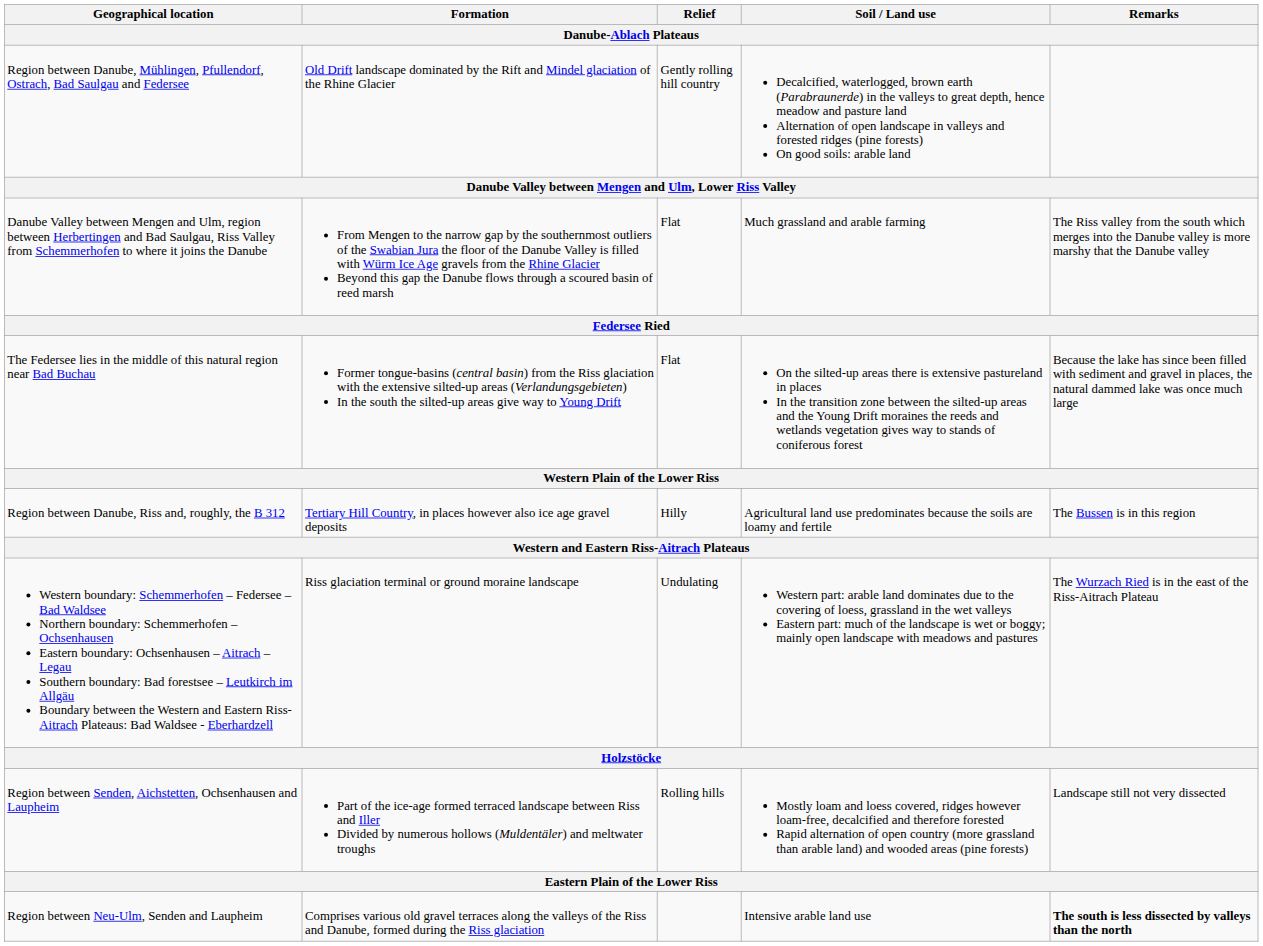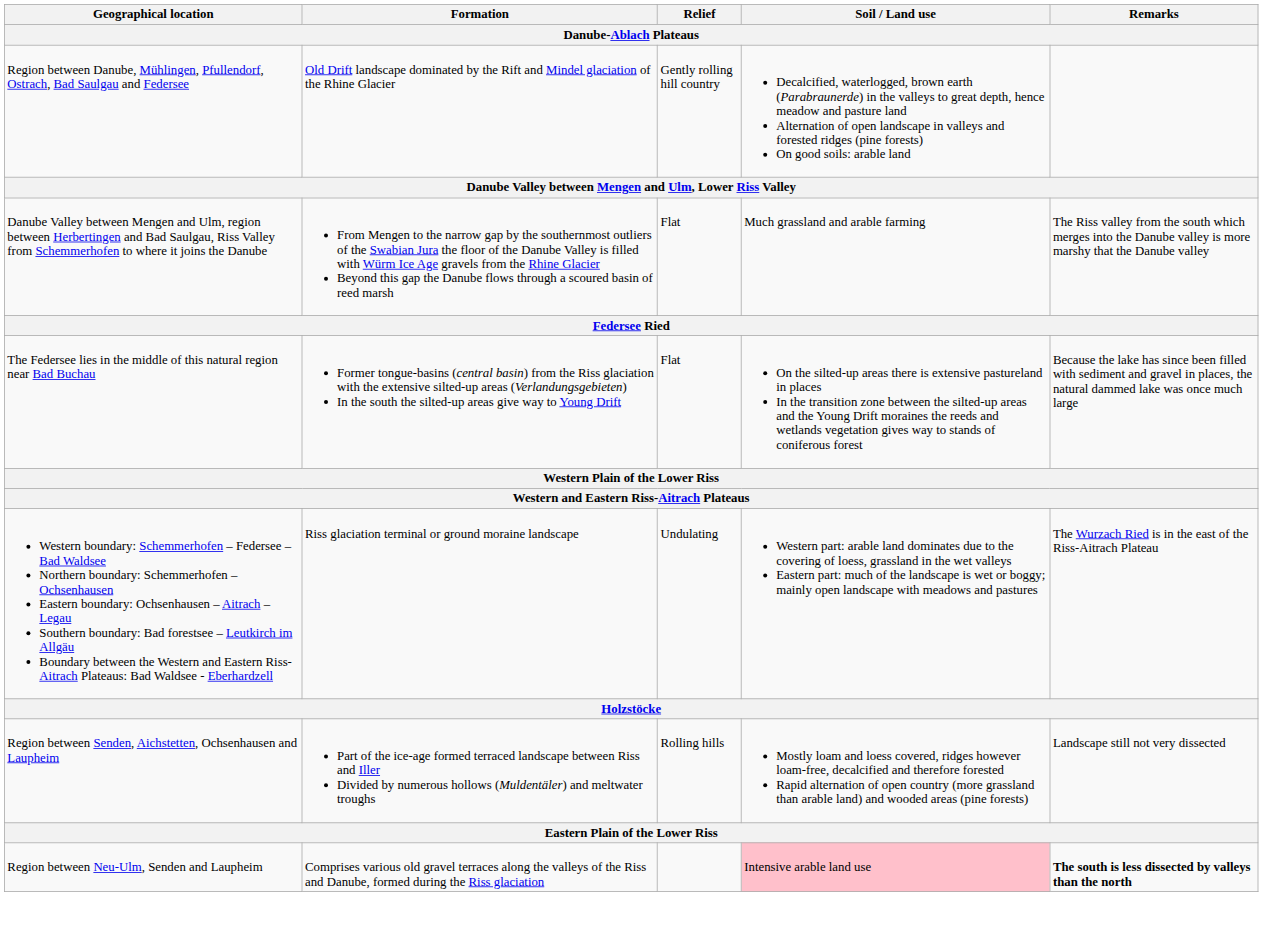- row: (146, 513)
(808, 916) no background -> (808, 867) pink background
